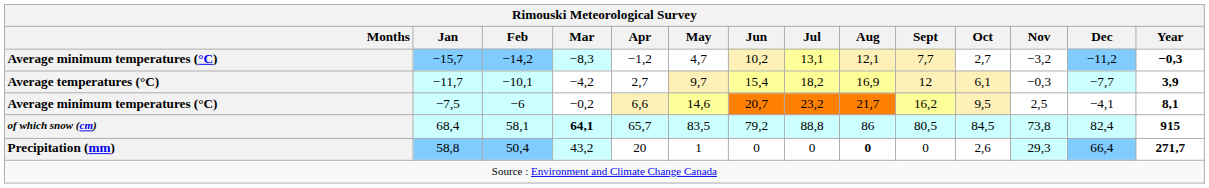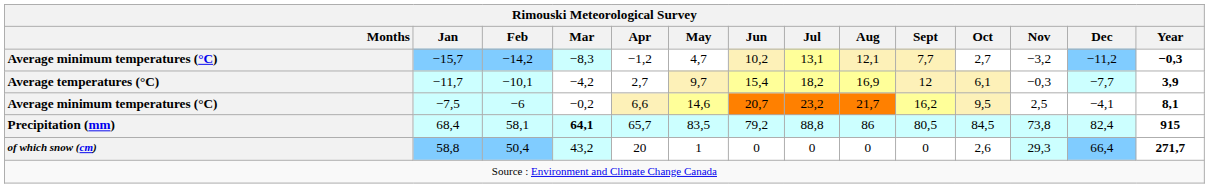(52, 125) of which snow (cm) -> (61, 125) Precipitation (mm)
(61, 148) Precipitation (mm) -> (52, 147) of which snow (cm)
(868, 148) bold -> (868, 148) normal
